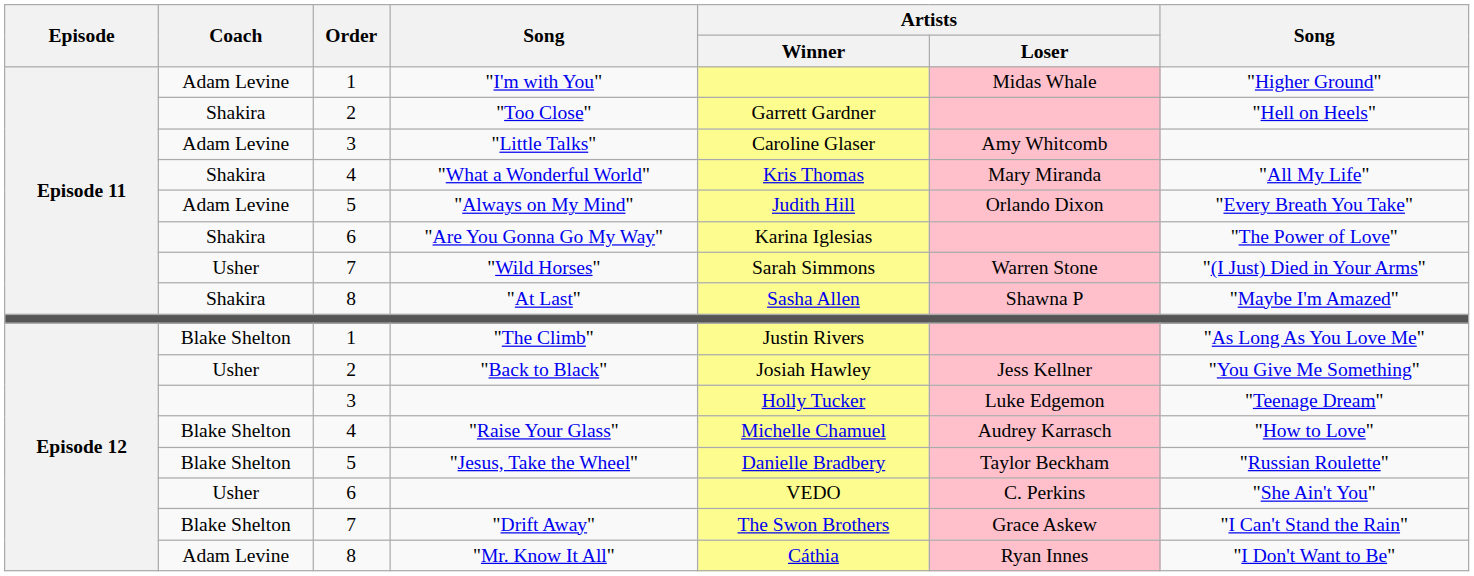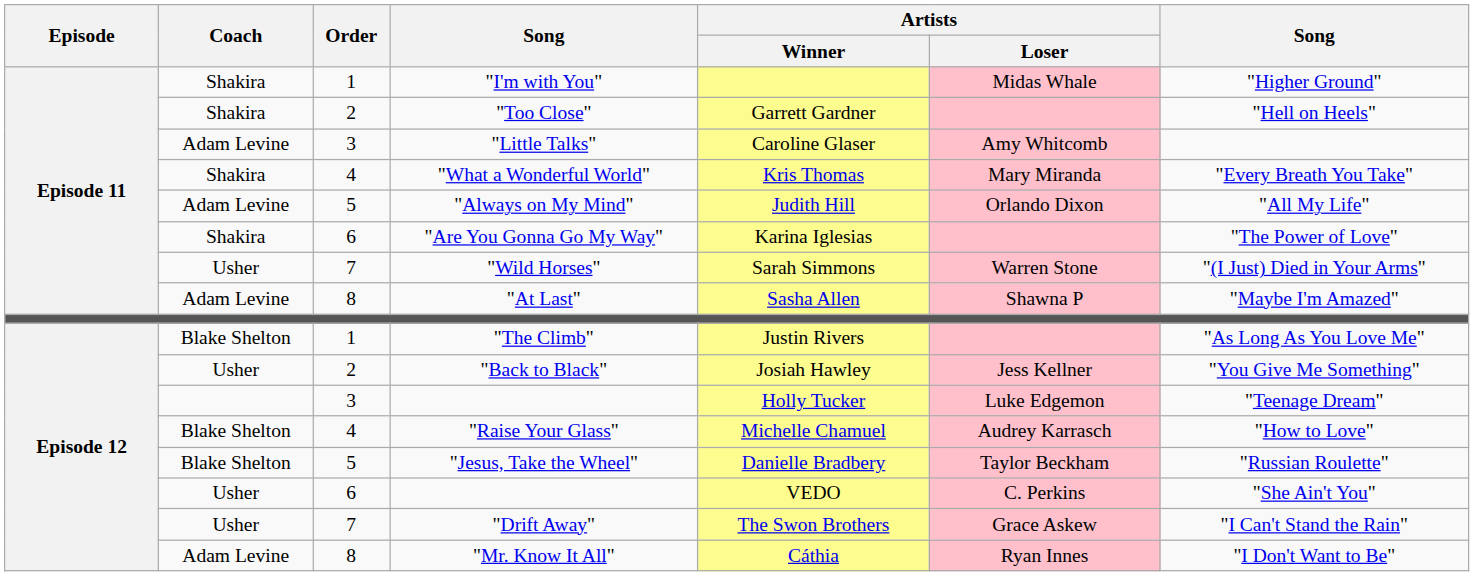(236, 81) Adam Levine -> (236, 81) Shakira
(1314, 174) "All My Life" -> (1314, 174) "Every Breath You Take"
(1314, 205) "Every Breath You Take" -> (1314, 205) "All My Life"
(236, 298) Shakira -> (236, 298) Adam Levine
(236, 524) Blake Shelton -> (236, 524) Usher
